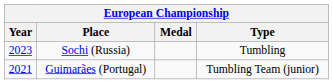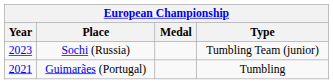(263, 50) Tumbling -> (263, 50) Tumbling Team (junior)
(263, 69) Tumbling Team (junior) -> (263, 69) Tumbling
